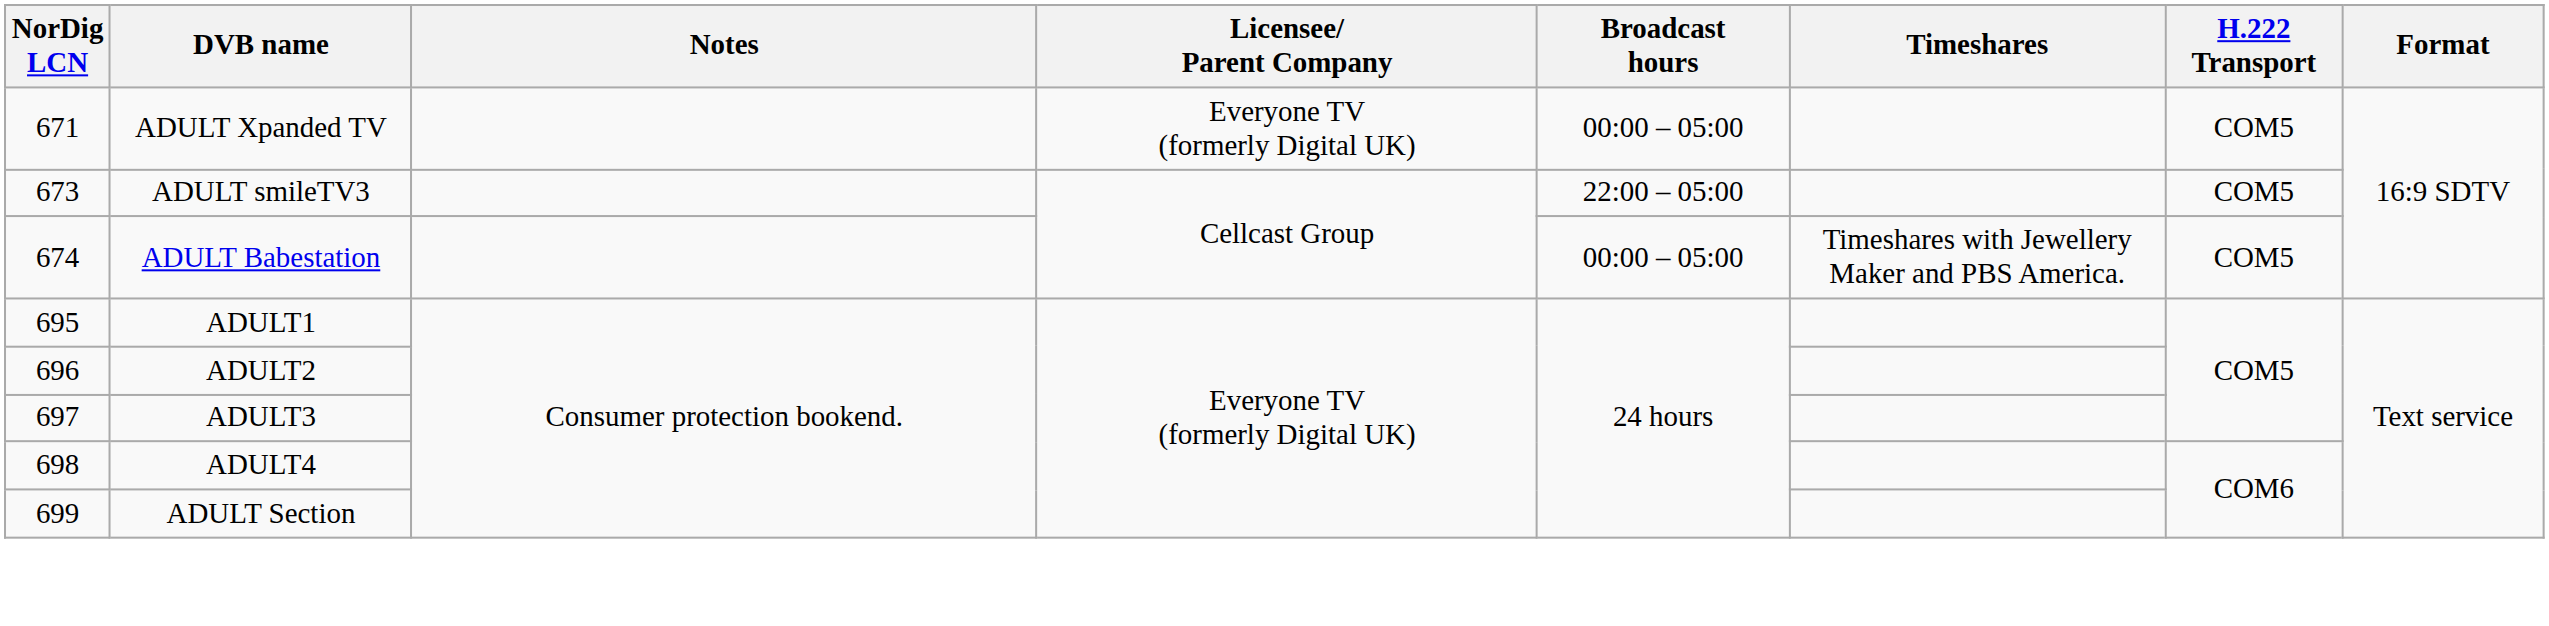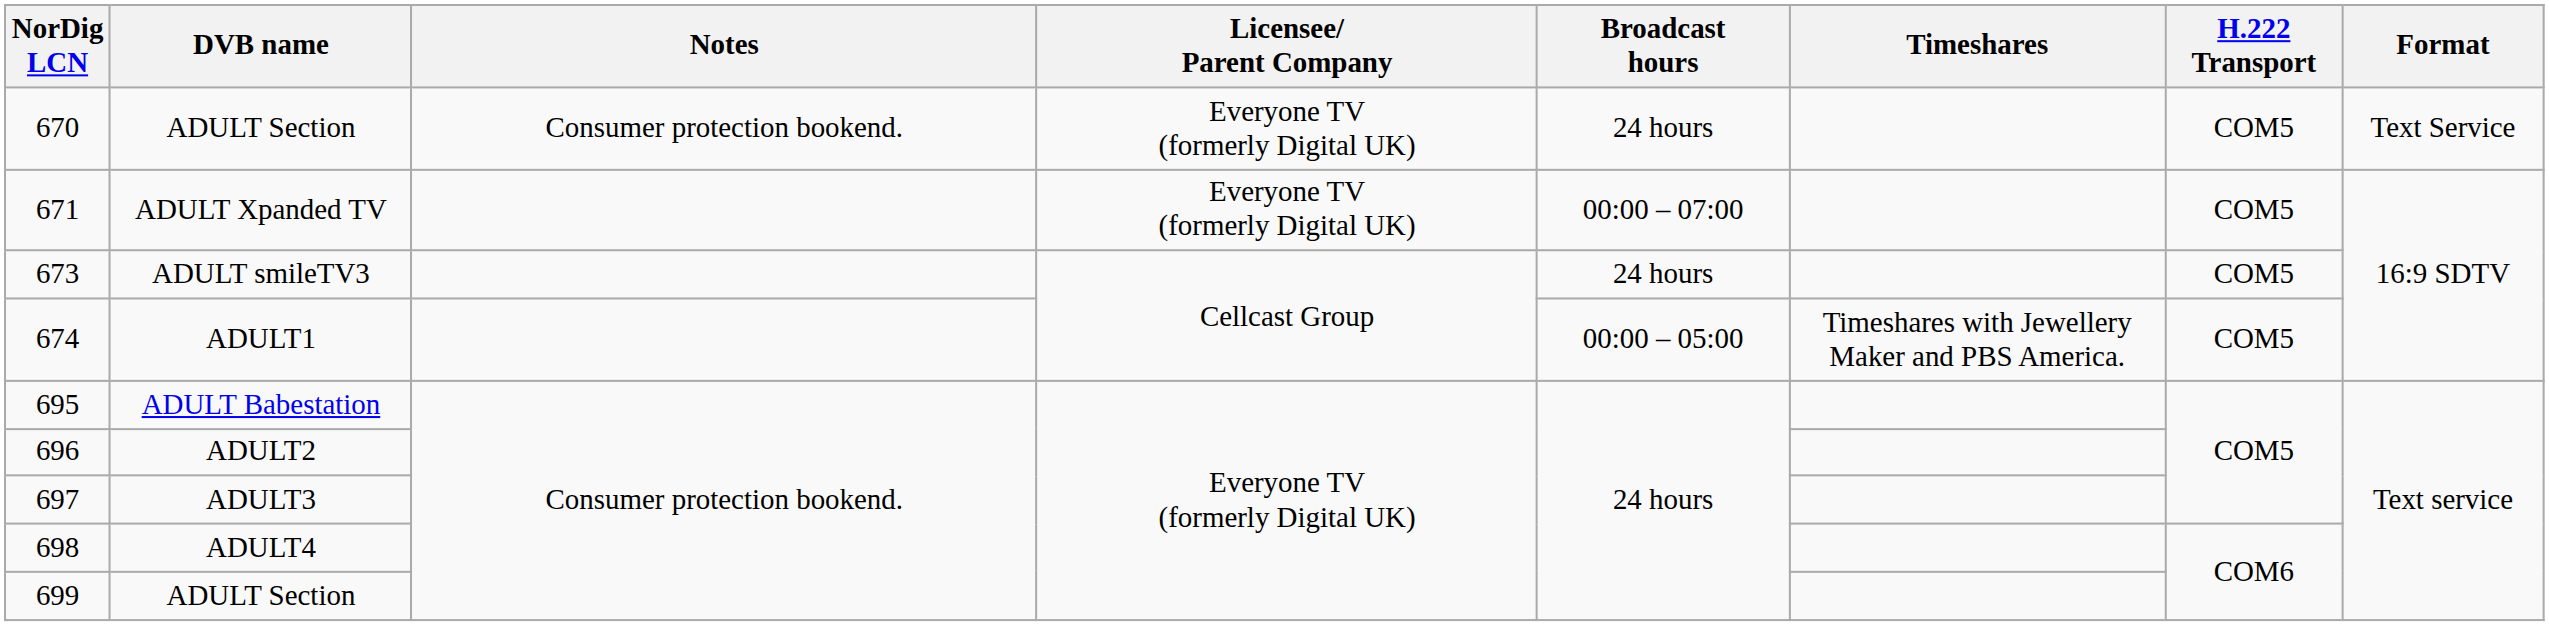+ row: (58, 127)
(1663, 127) 00:00 – 05:00 -> (1663, 209) 00:00 – 07:00
(1663, 192) 22:00 – 05:00 -> (1663, 274) 24 hours
(261, 257) ADULT Babestation -> (261, 339) ADULT1
(261, 322) ADULT1 -> (261, 404) ADULT Babestation
